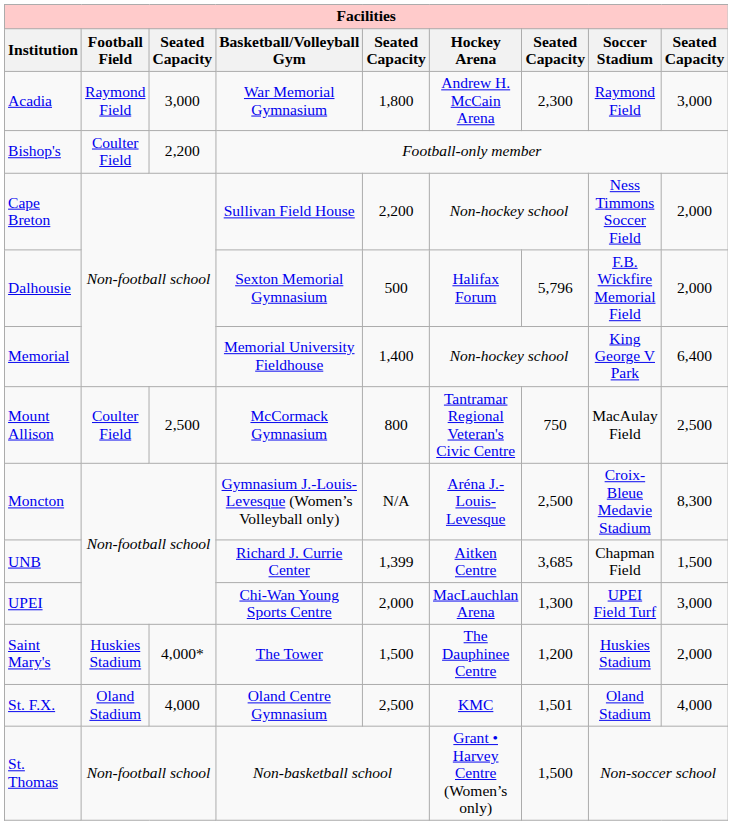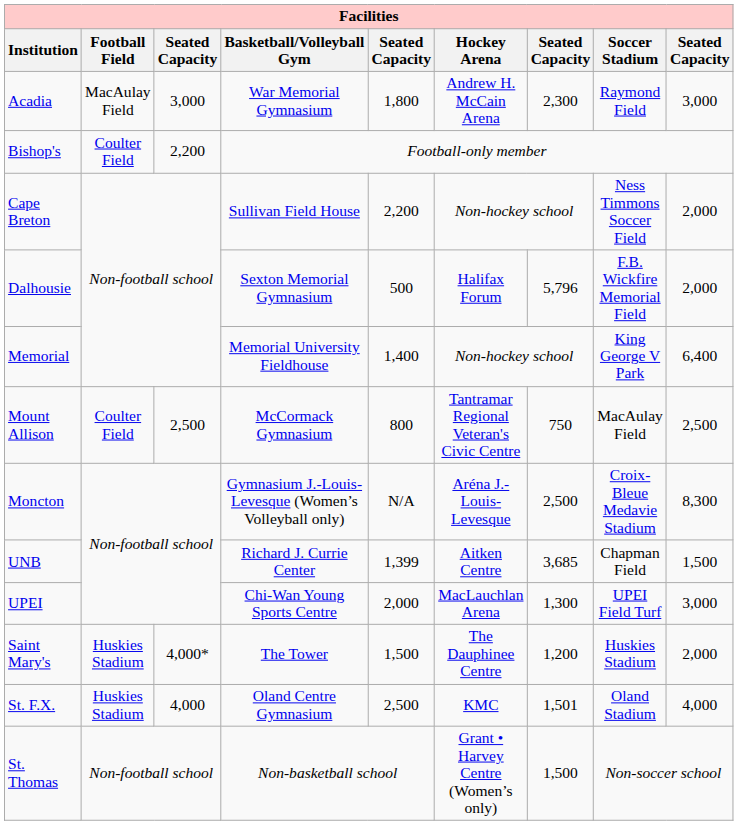(115, 100) Raymond Field -> (118, 100) MacAulay Field
(115, 705) Oland Stadium -> (118, 705) Huskies Stadium
